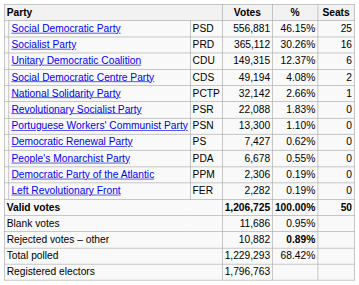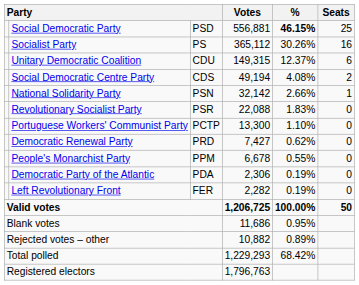(298, 28) normal -> (298, 28) bold
(203, 45) PRD -> (199, 45) PS
(206, 93) PCTP -> (203, 93) PSN
(203, 126) PSN -> (206, 126) PCTP
(199, 142) PS -> (203, 142) PRD
(203, 158) PDA -> (204, 158) PPM
(204, 175) PPM -> (203, 175) PDA
(301, 239) bold -> (301, 239) normal
